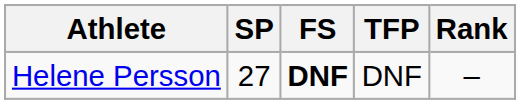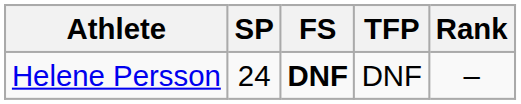(254, 75) 27 -> (254, 75) 24
